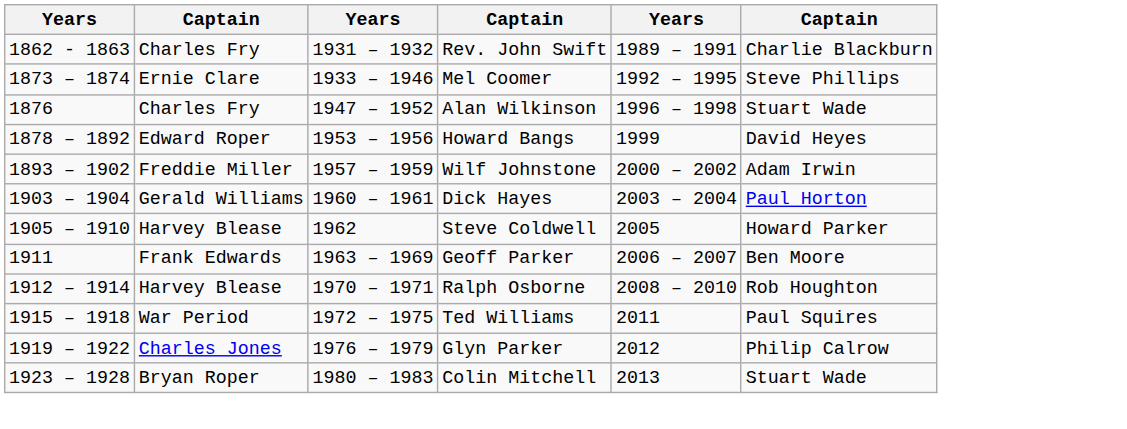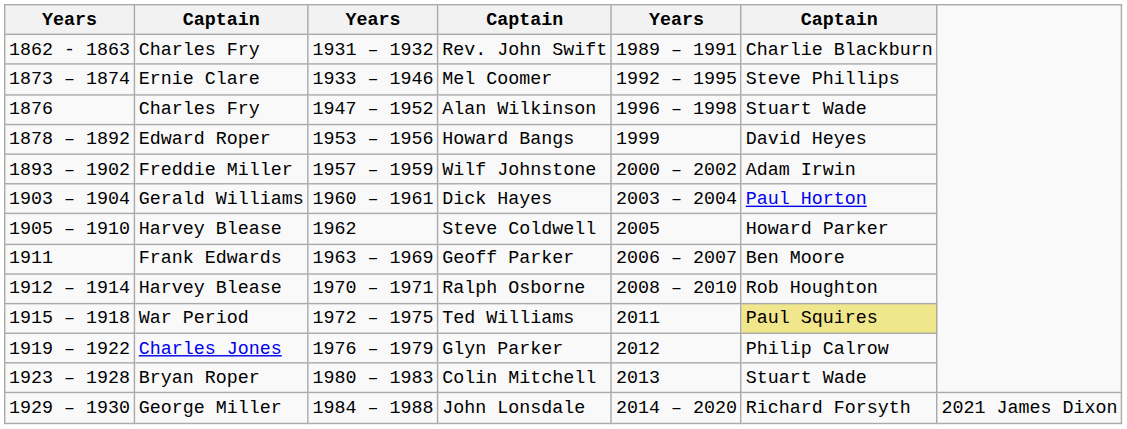(812, 318) no background -> (812, 318) khaki background
+ row: (514, 408)
